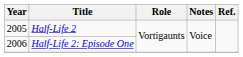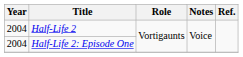(17, 28) 2005 -> (17, 28) 2004
(17, 44) 2006 -> (17, 44) 2004
